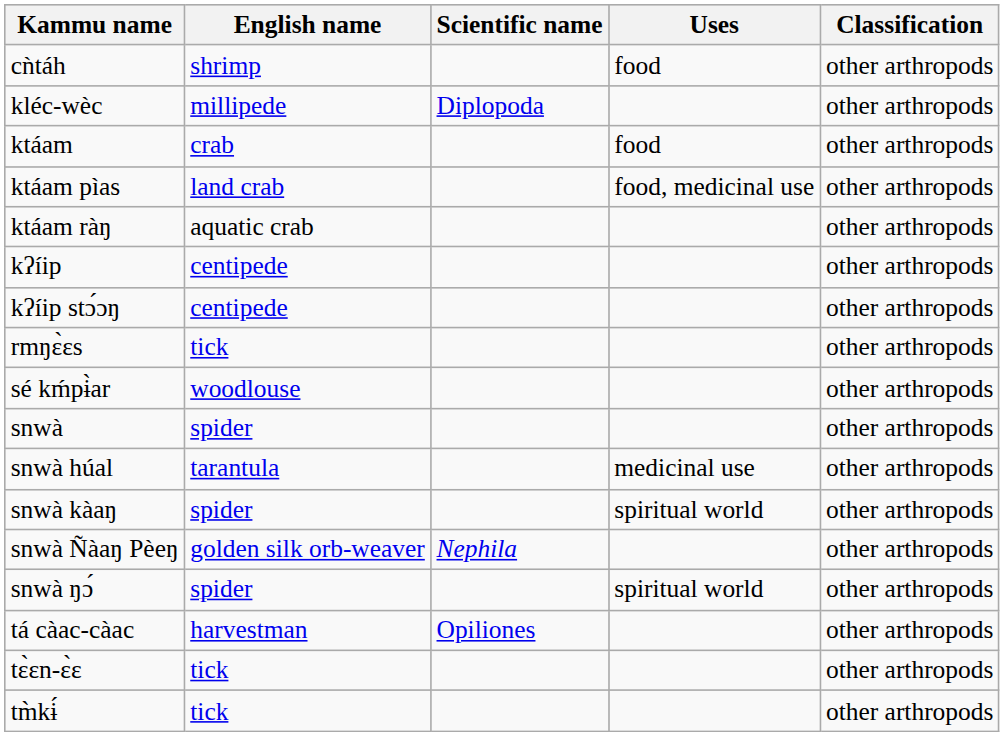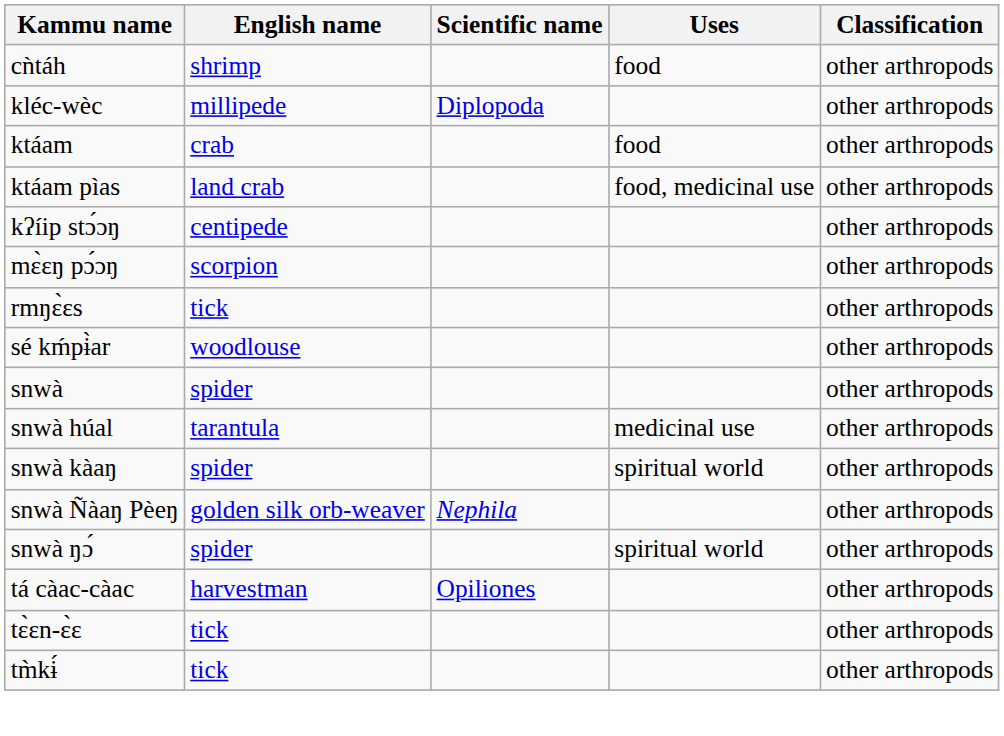- row: (61, 226)
- row: (36, 266)
+ row: (65, 266)
